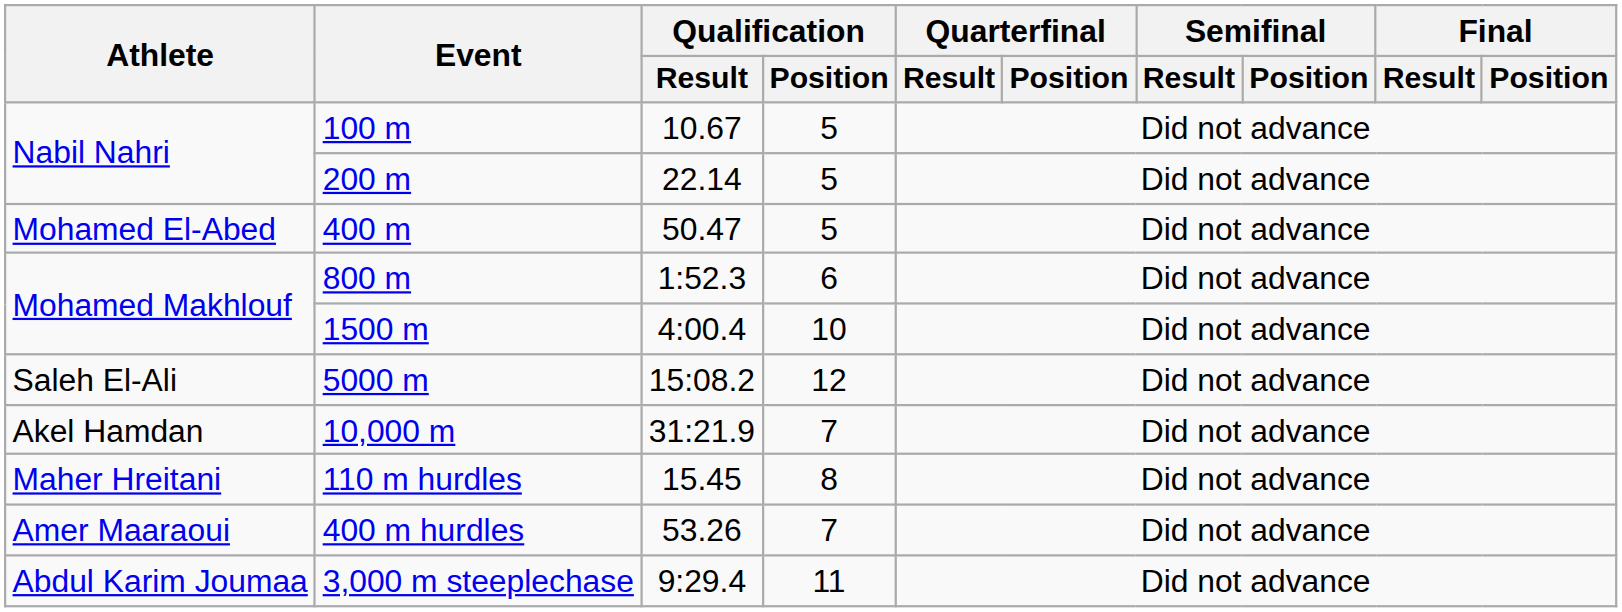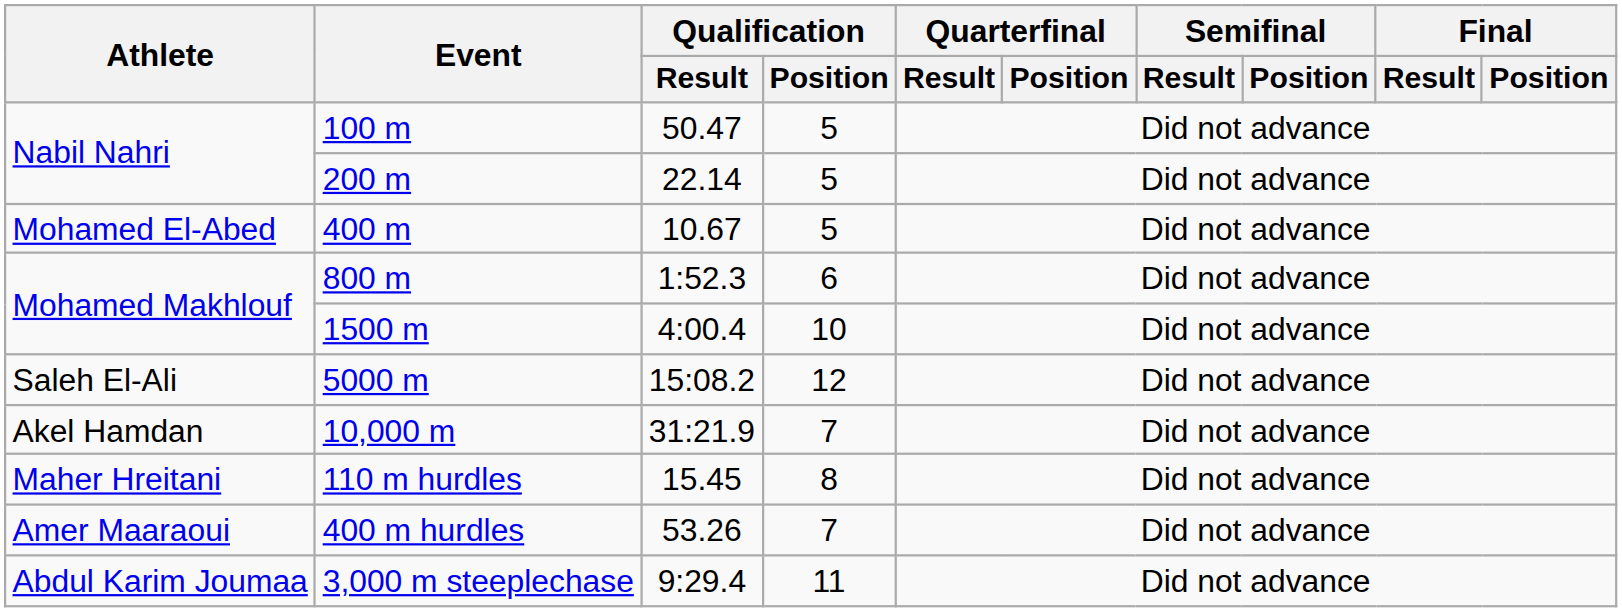(702, 128) 10.67 -> (702, 128) 50.47
(702, 229) 50.47 -> (702, 229) 10.67
